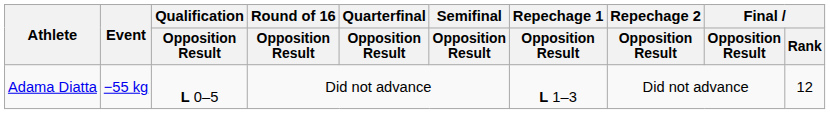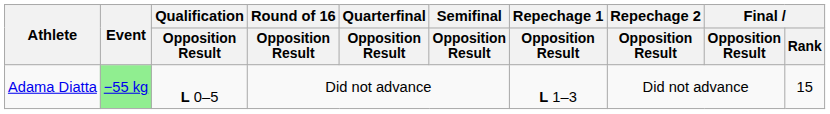(126, 87) no background -> (126, 87) lightgreen background
(805, 87) 12 -> (805, 87) 15
